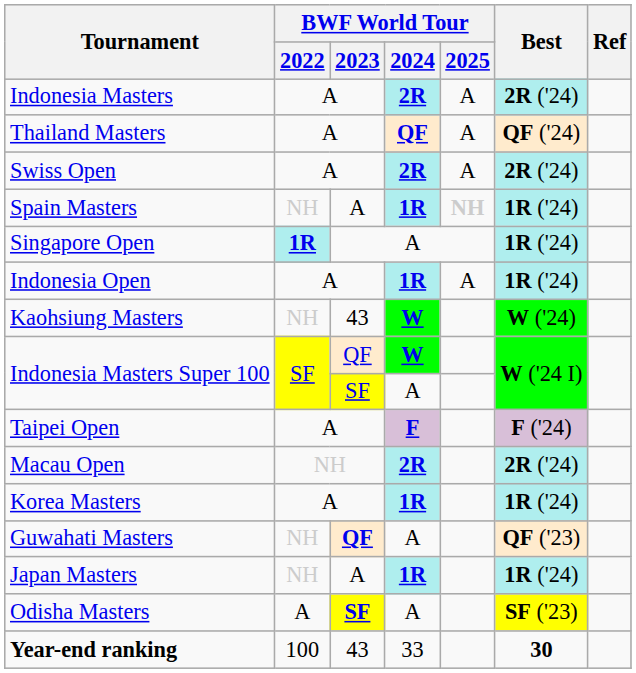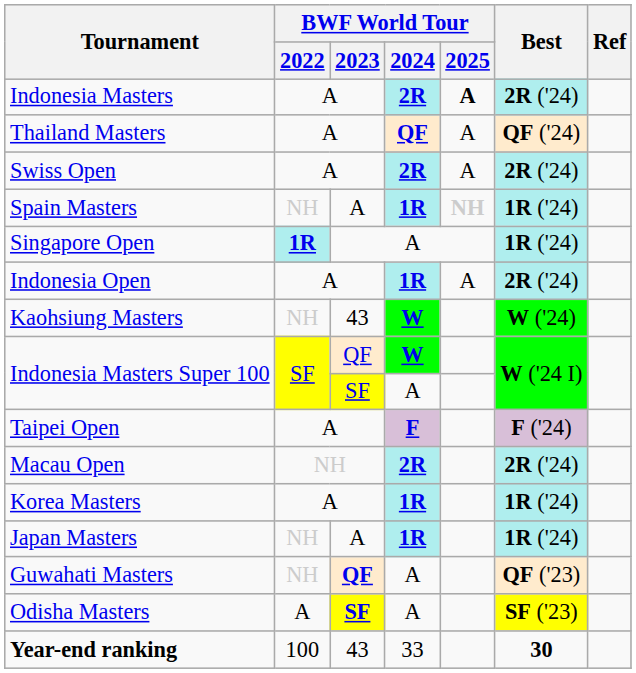(468, 96) normal -> (468, 96) bold
(541, 280) 1R ('24) -> (541, 280) 2R ('24)
rows swapped: (74, 575) <-> (91, 538)
